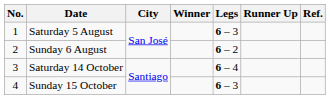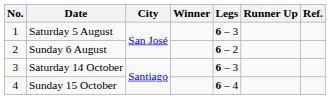(227, 67) 6 – 4 -> (227, 67) 6 – 3
(227, 85) 6 – 3 -> (227, 85) 6 – 4
